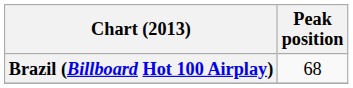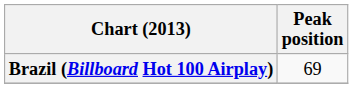(313, 68) 68 -> (313, 68) 69
